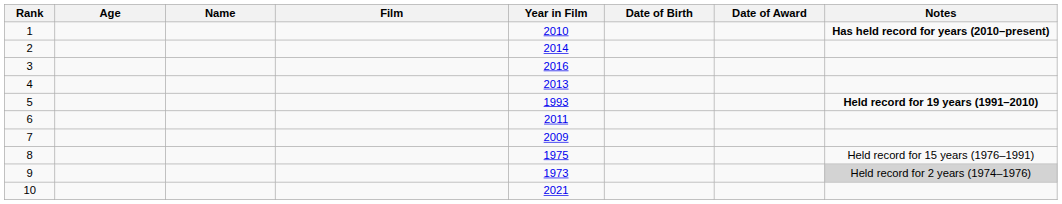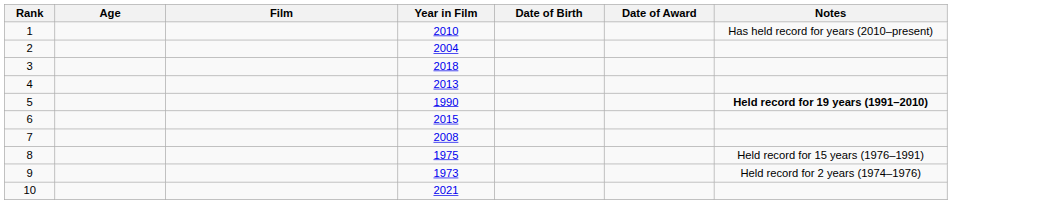- column: (220, 13)
(941, 31) bold -> (831, 31) normal
(556, 48) 2014 -> (446, 48) 2004
(556, 66) 2016 -> (446, 66) 2018
(556, 102) 1993 -> (446, 102) 1990
(556, 119) 2011 -> (446, 119) 2015
(556, 137) 2009 -> (446, 137) 2008
(941, 173) lightgrey background -> (831, 173) no background
